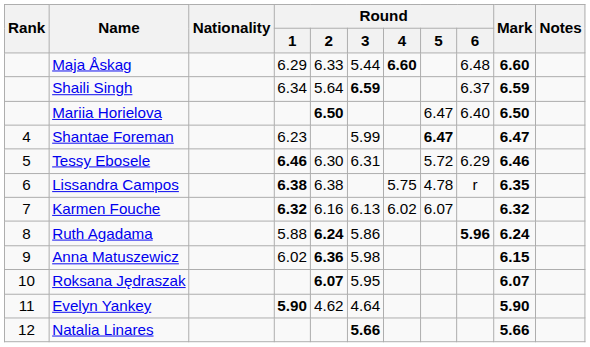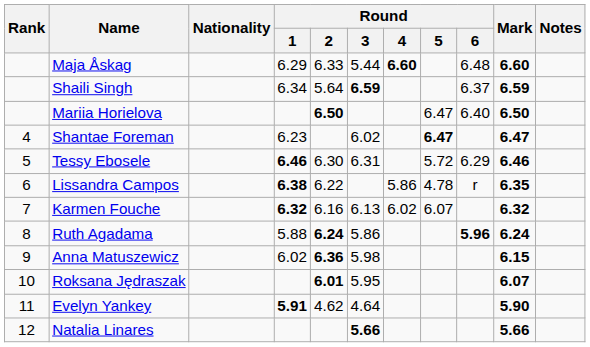(365, 137) 5.99 -> (365, 137) 6.02
(329, 185) 6.38 -> (329, 185) 6.22
(402, 185) 5.75 -> (402, 185) 5.86
(329, 281) 6.07 -> (329, 281) 6.01
(292, 305) 5.90 -> (292, 305) 5.91
